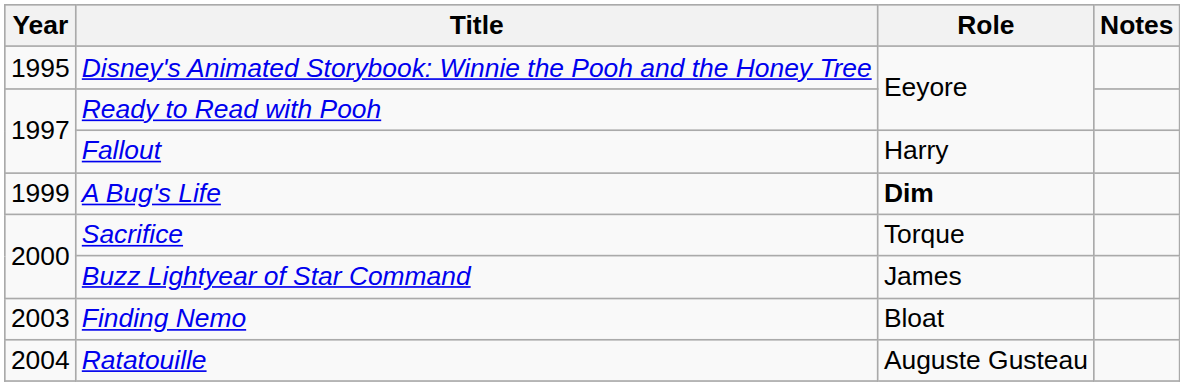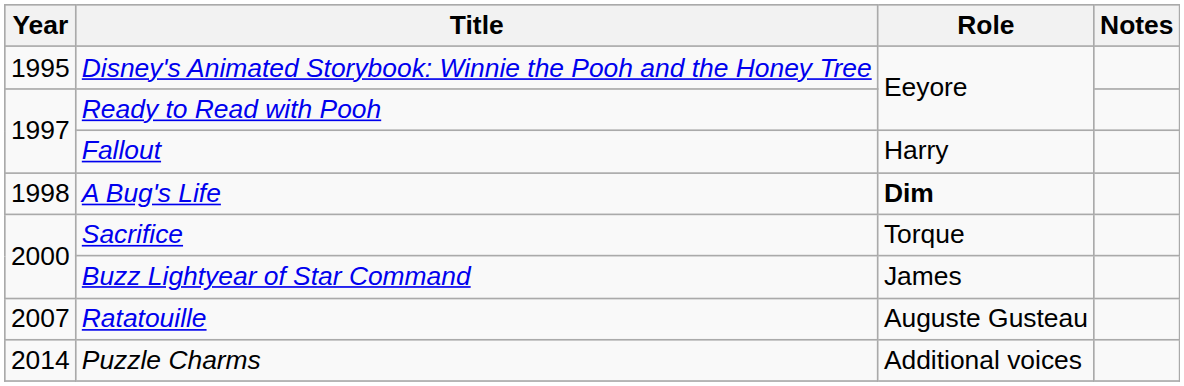(40, 192) 1999 -> (40, 192) 1998
- row: (164, 318)
(40, 360) 2004 -> (40, 318) 2007
+ row: (171, 360)
